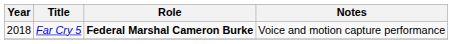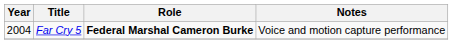(19, 30) 2018 -> (19, 30) 2004
